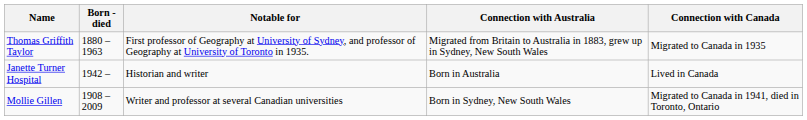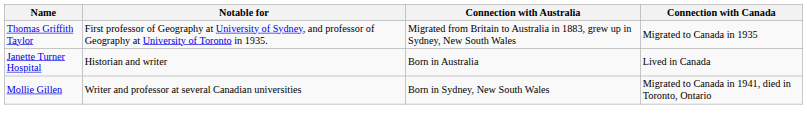- column: (101, 18)
